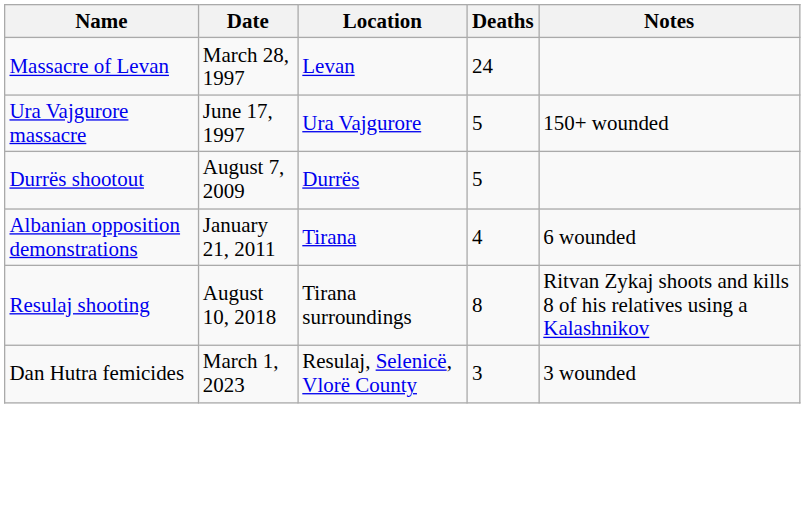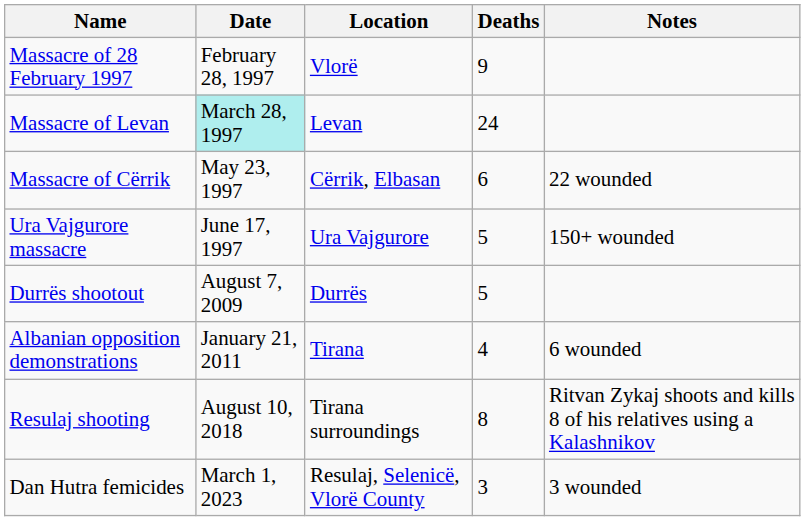+ row: (74, 66)
(246, 66) no background -> (244, 122) paleturquoise background
+ row: (90, 179)
